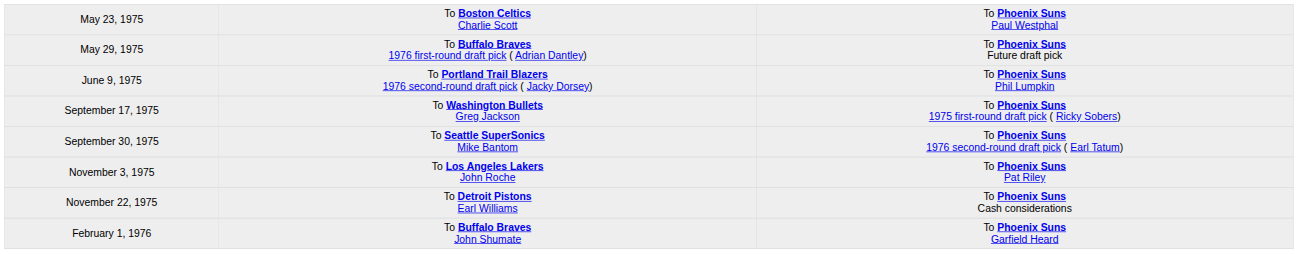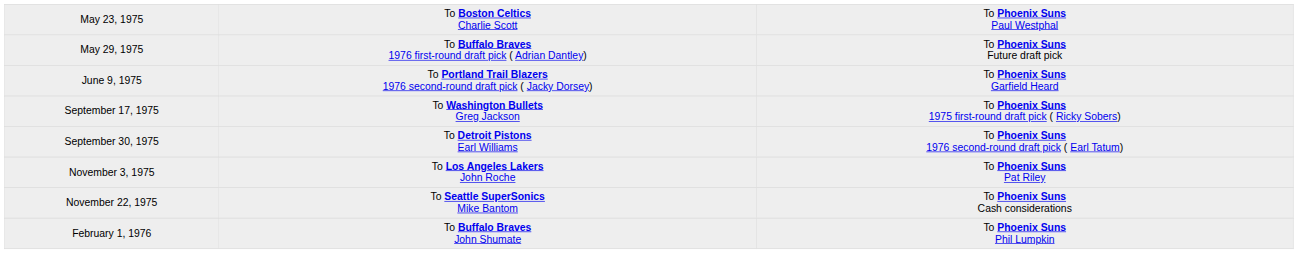(1025, 80) To Phoenix Suns Phil Lumpkin -> (1025, 80) To Phoenix Suns Garfield Heard
(488, 141) To Seattle SuperSonics Mike Bantom -> (488, 141) To Detroit Pistons Earl Williams
(488, 203) To Detroit Pistons Earl Williams -> (488, 203) To Seattle SuperSonics Mike Bantom
(1025, 233) To Phoenix Suns Garfield Heard -> (1025, 233) To Phoenix Suns Phil Lumpkin
